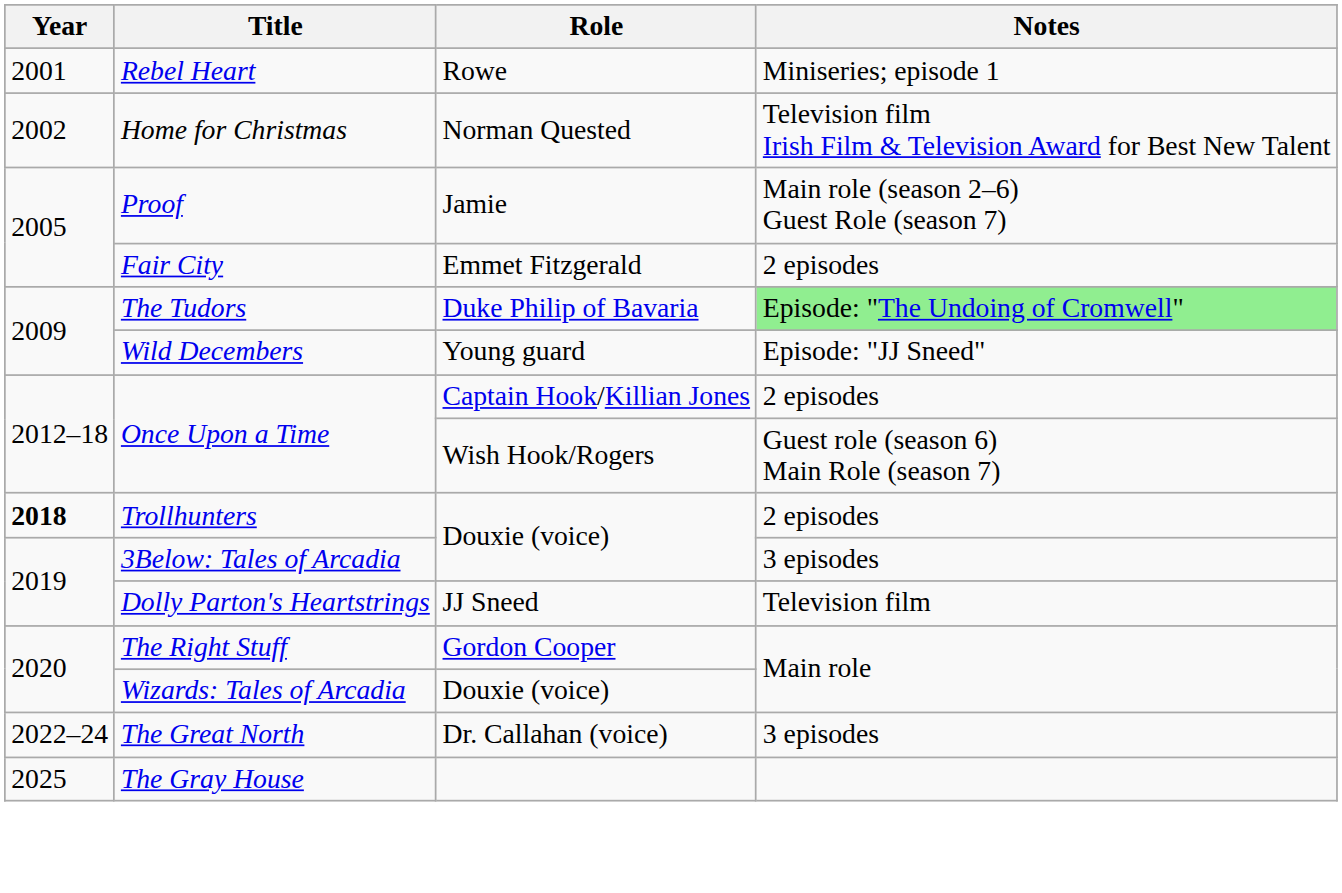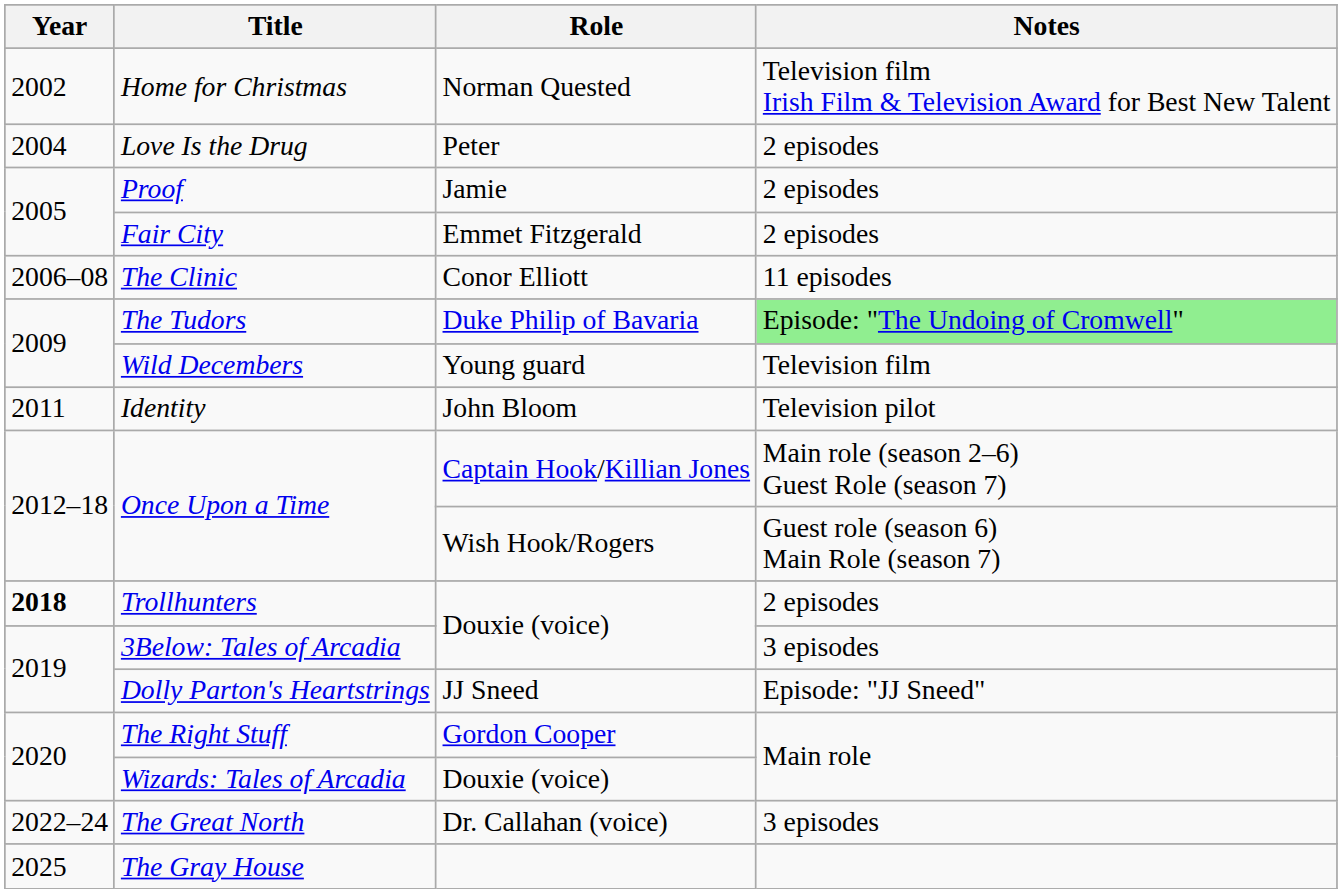- row: (188, 70)
+ row: (214, 145)
(891, 204) Main role (season 2–6) Guest Role (season 7) -> (821, 189) 2 episodes
+ row: (179, 277)
(874, 352) Episode: "JJ Sneed" -> (847, 364) Television film
+ row: (163, 408)
(821, 396) 2 episodes -> (891, 468) Main role (season 2–6) Guest Role (season 7)
(847, 602) Television film -> (874, 690) Episode: "JJ Sneed"
